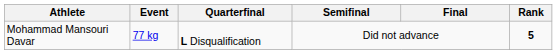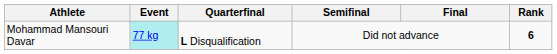(146, 36) no background -> (146, 36) paleturquoise background
(531, 36) 5 -> (531, 36) 6
